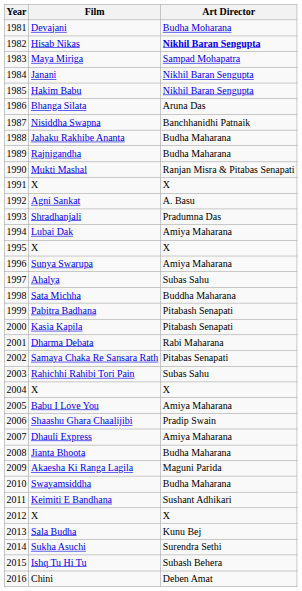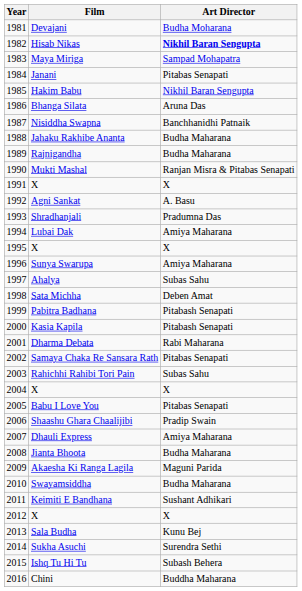(208, 75) Nikhil Baran Sengupta -> (196, 75) Pitabas Senapati
(199, 295) Buddha Maharana -> (188, 295) Deben Amat
(197, 405) Amiya Maharana -> (196, 405) Pitabas Senapati
(188, 578) Deben Amat -> (199, 578) Buddha Maharana
